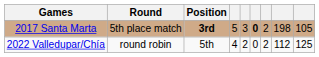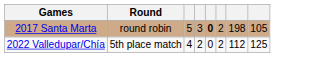- column: (207, 13)
(146, 29) 5th place match -> (146, 29) round robin
(146, 45) round robin -> (146, 45) 5th place match
